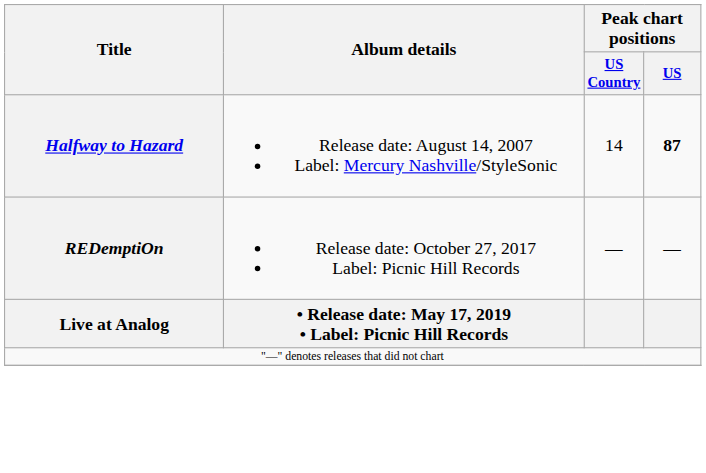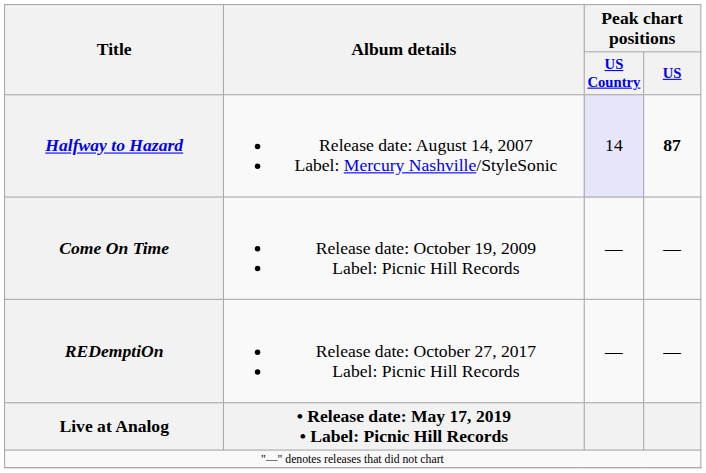(614, 145) no background -> (614, 145) lavender background
+ row: (114, 248)
